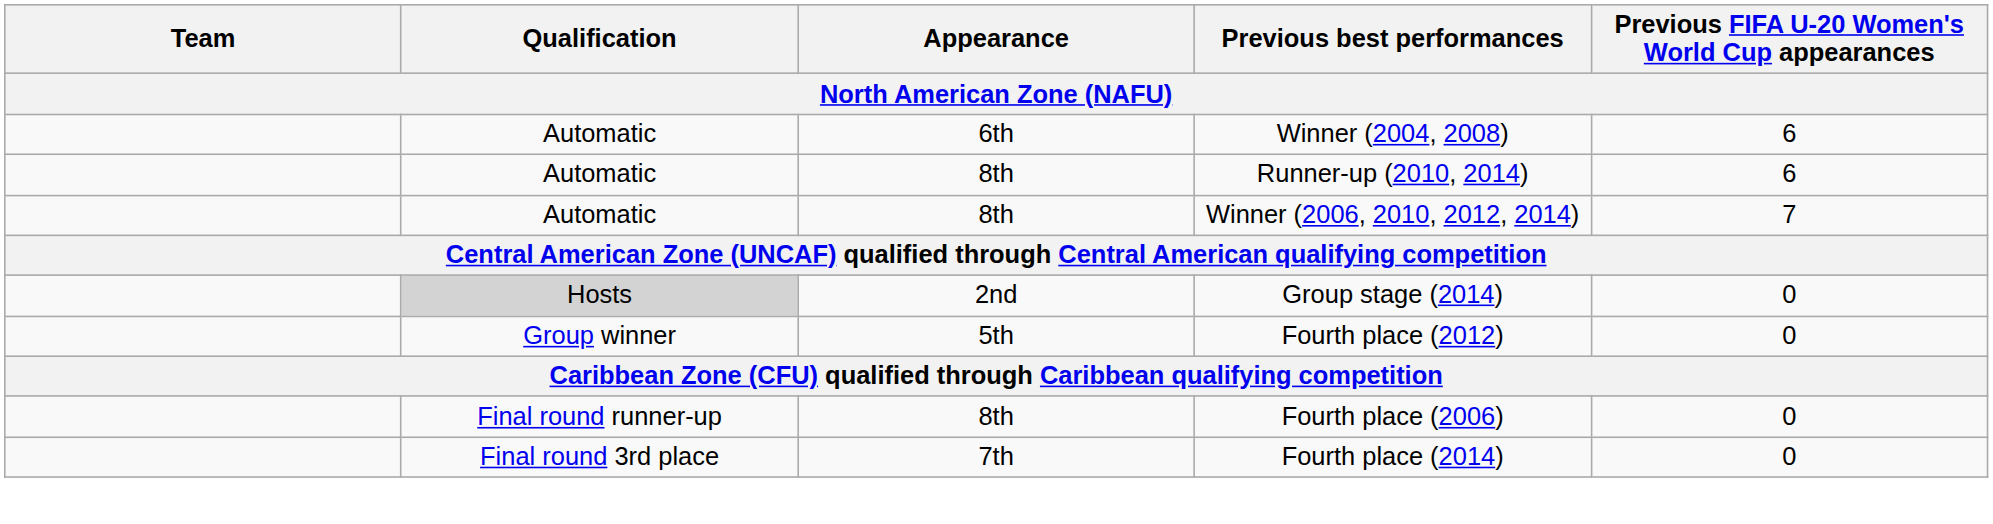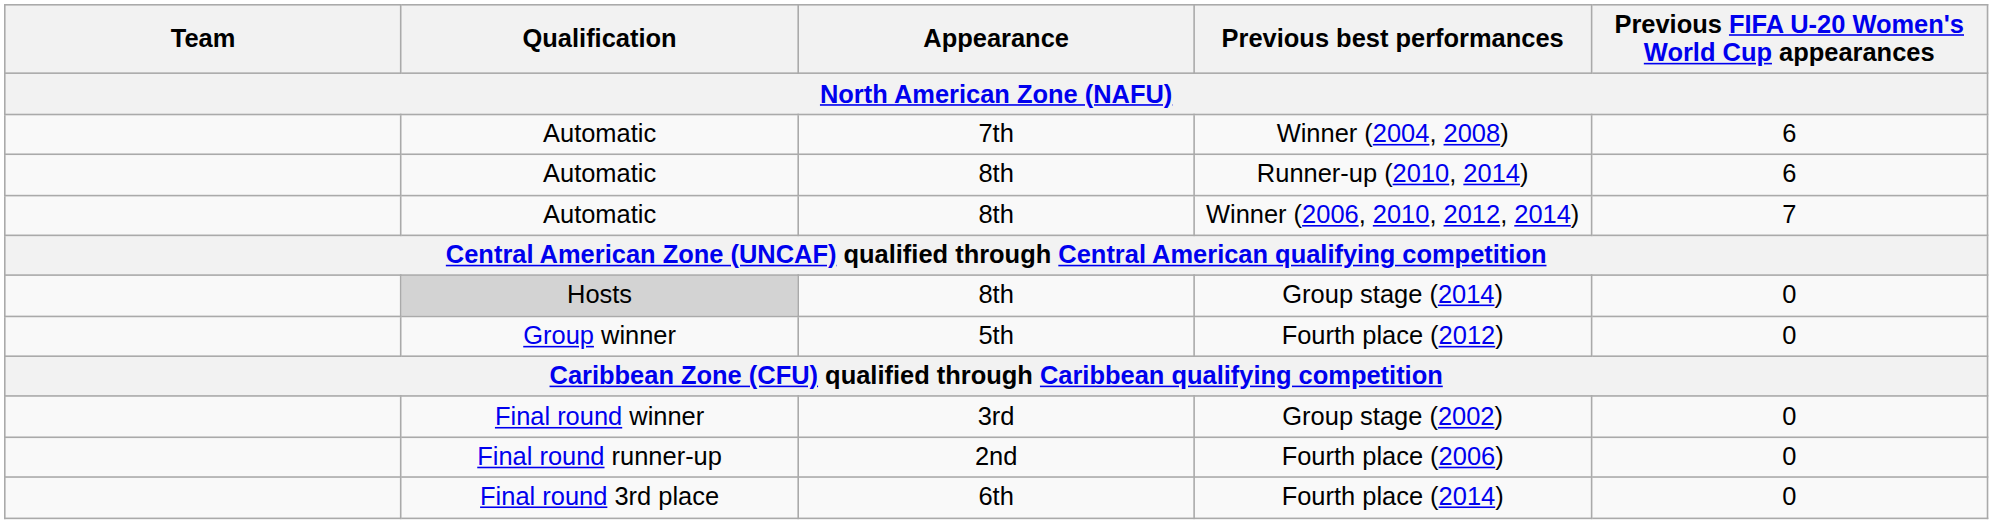(996, 133) 6th -> (996, 133) 7th
(996, 295) 2nd -> (996, 295) 8th
+ row: (1393, 416)
(996, 416) 8th -> (996, 456) 2nd
(996, 456) 7th -> (996, 497) 6th
